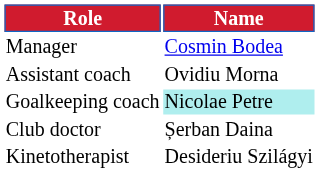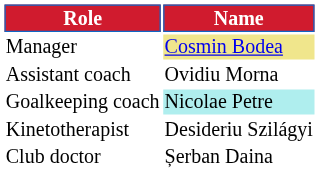(224, 46) no background -> (224, 46) khaki background
rows swapped: (53, 129) <-> (67, 156)
